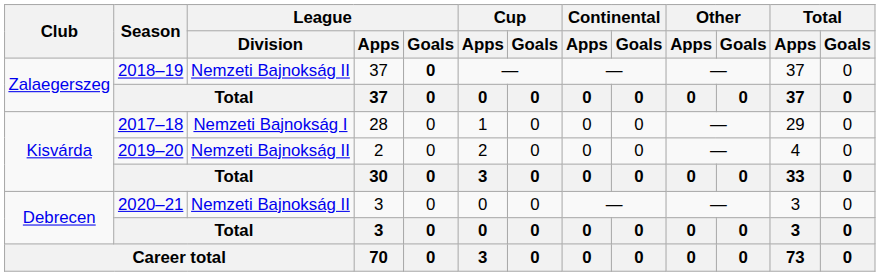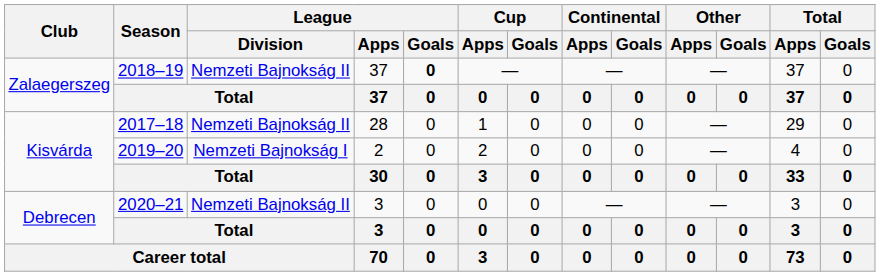(270, 124) Nemzeti Bajnokság I -> (270, 124) Nemzeti Bajnokság II
(270, 151) Nemzeti Bajnokság II -> (270, 151) Nemzeti Bajnokság I
